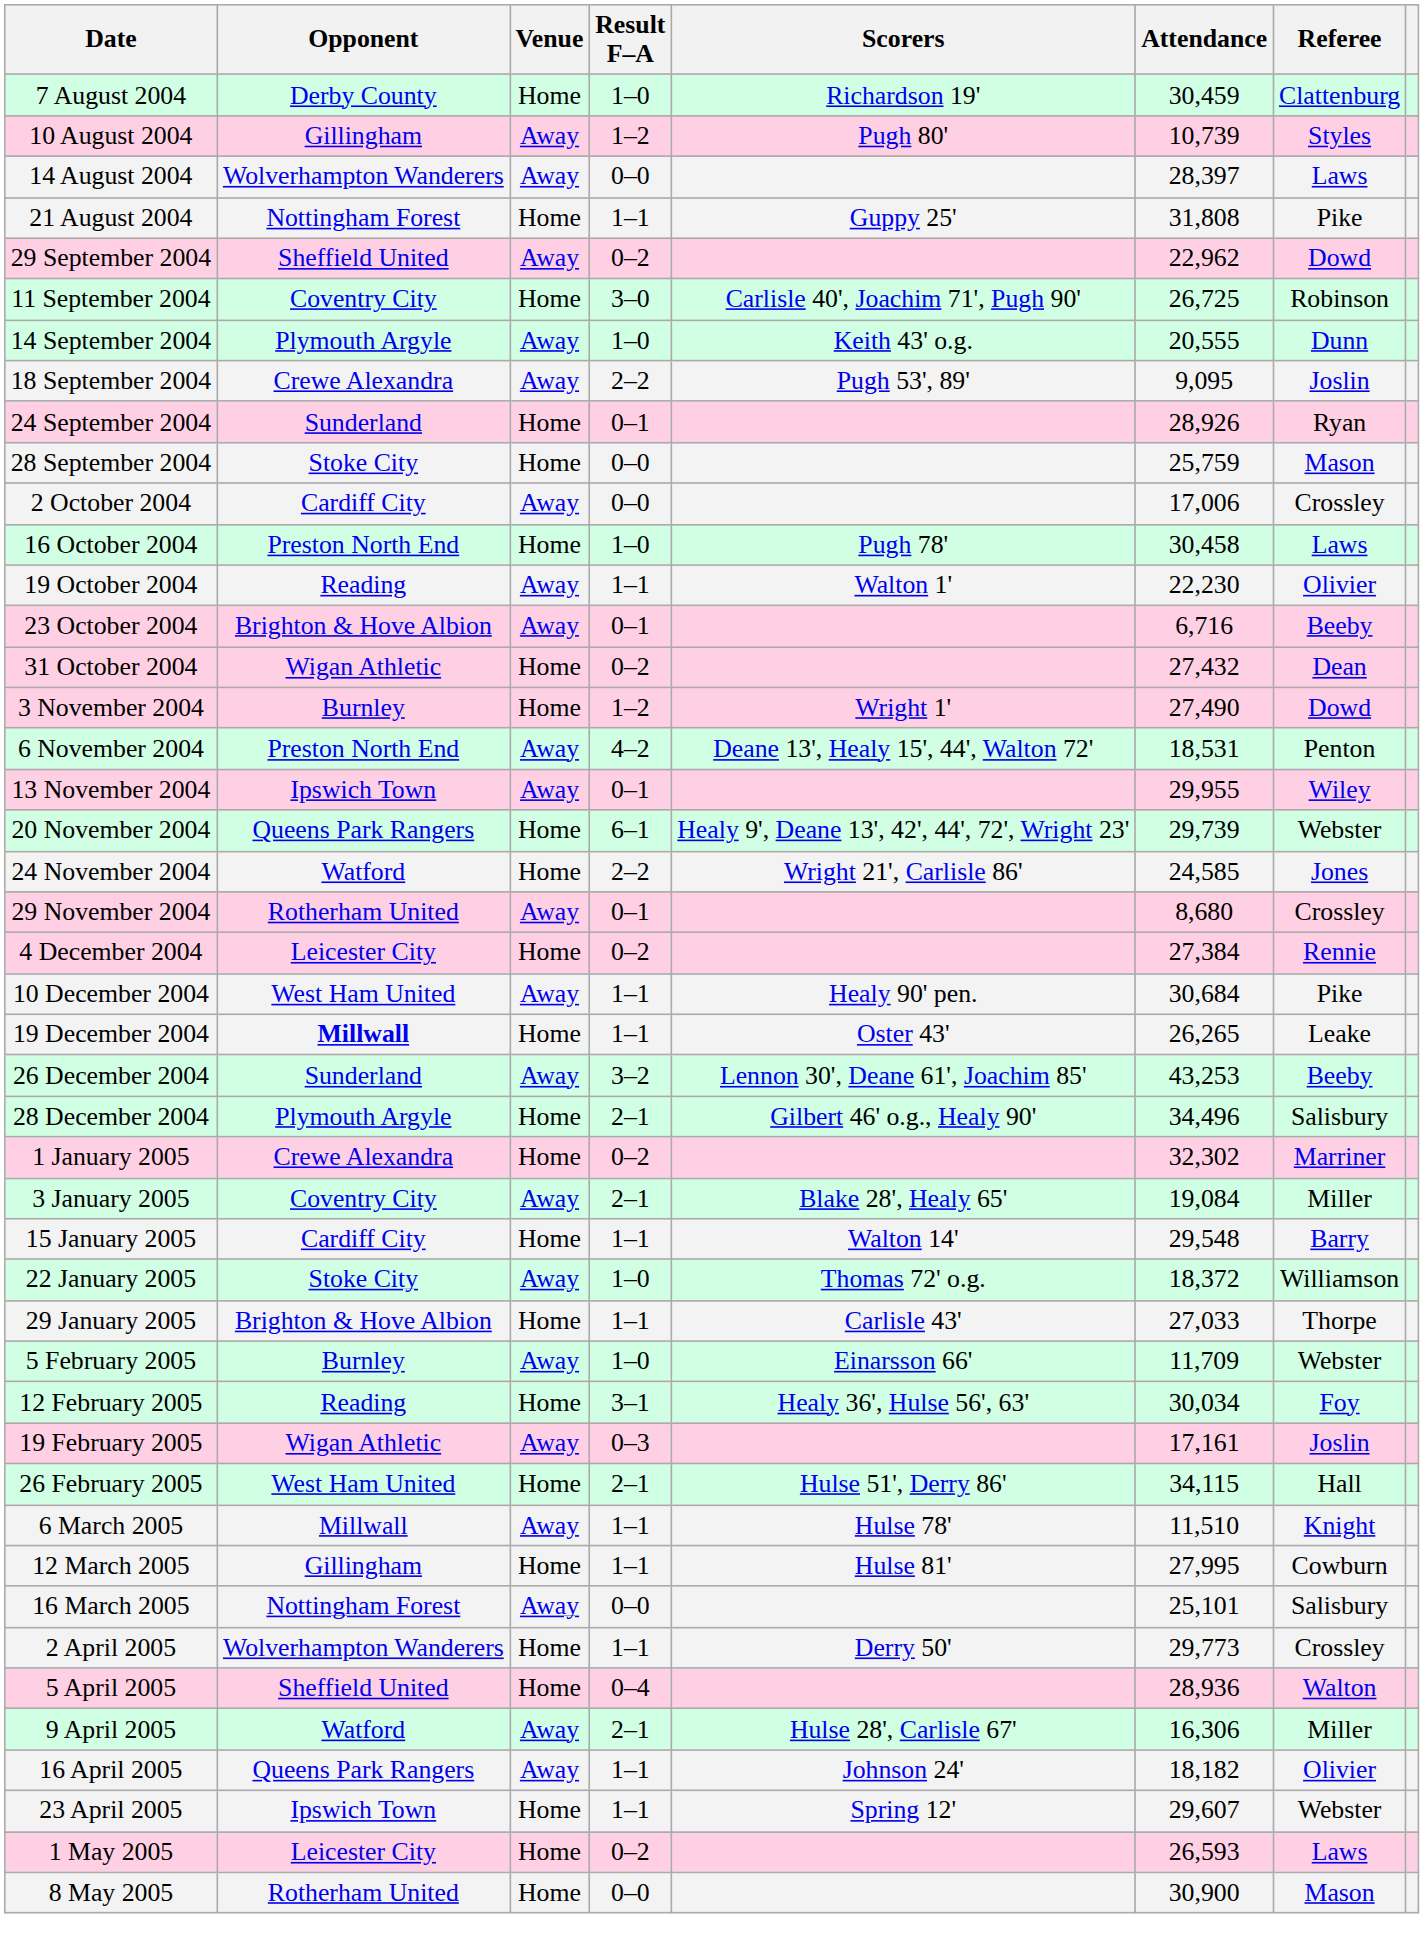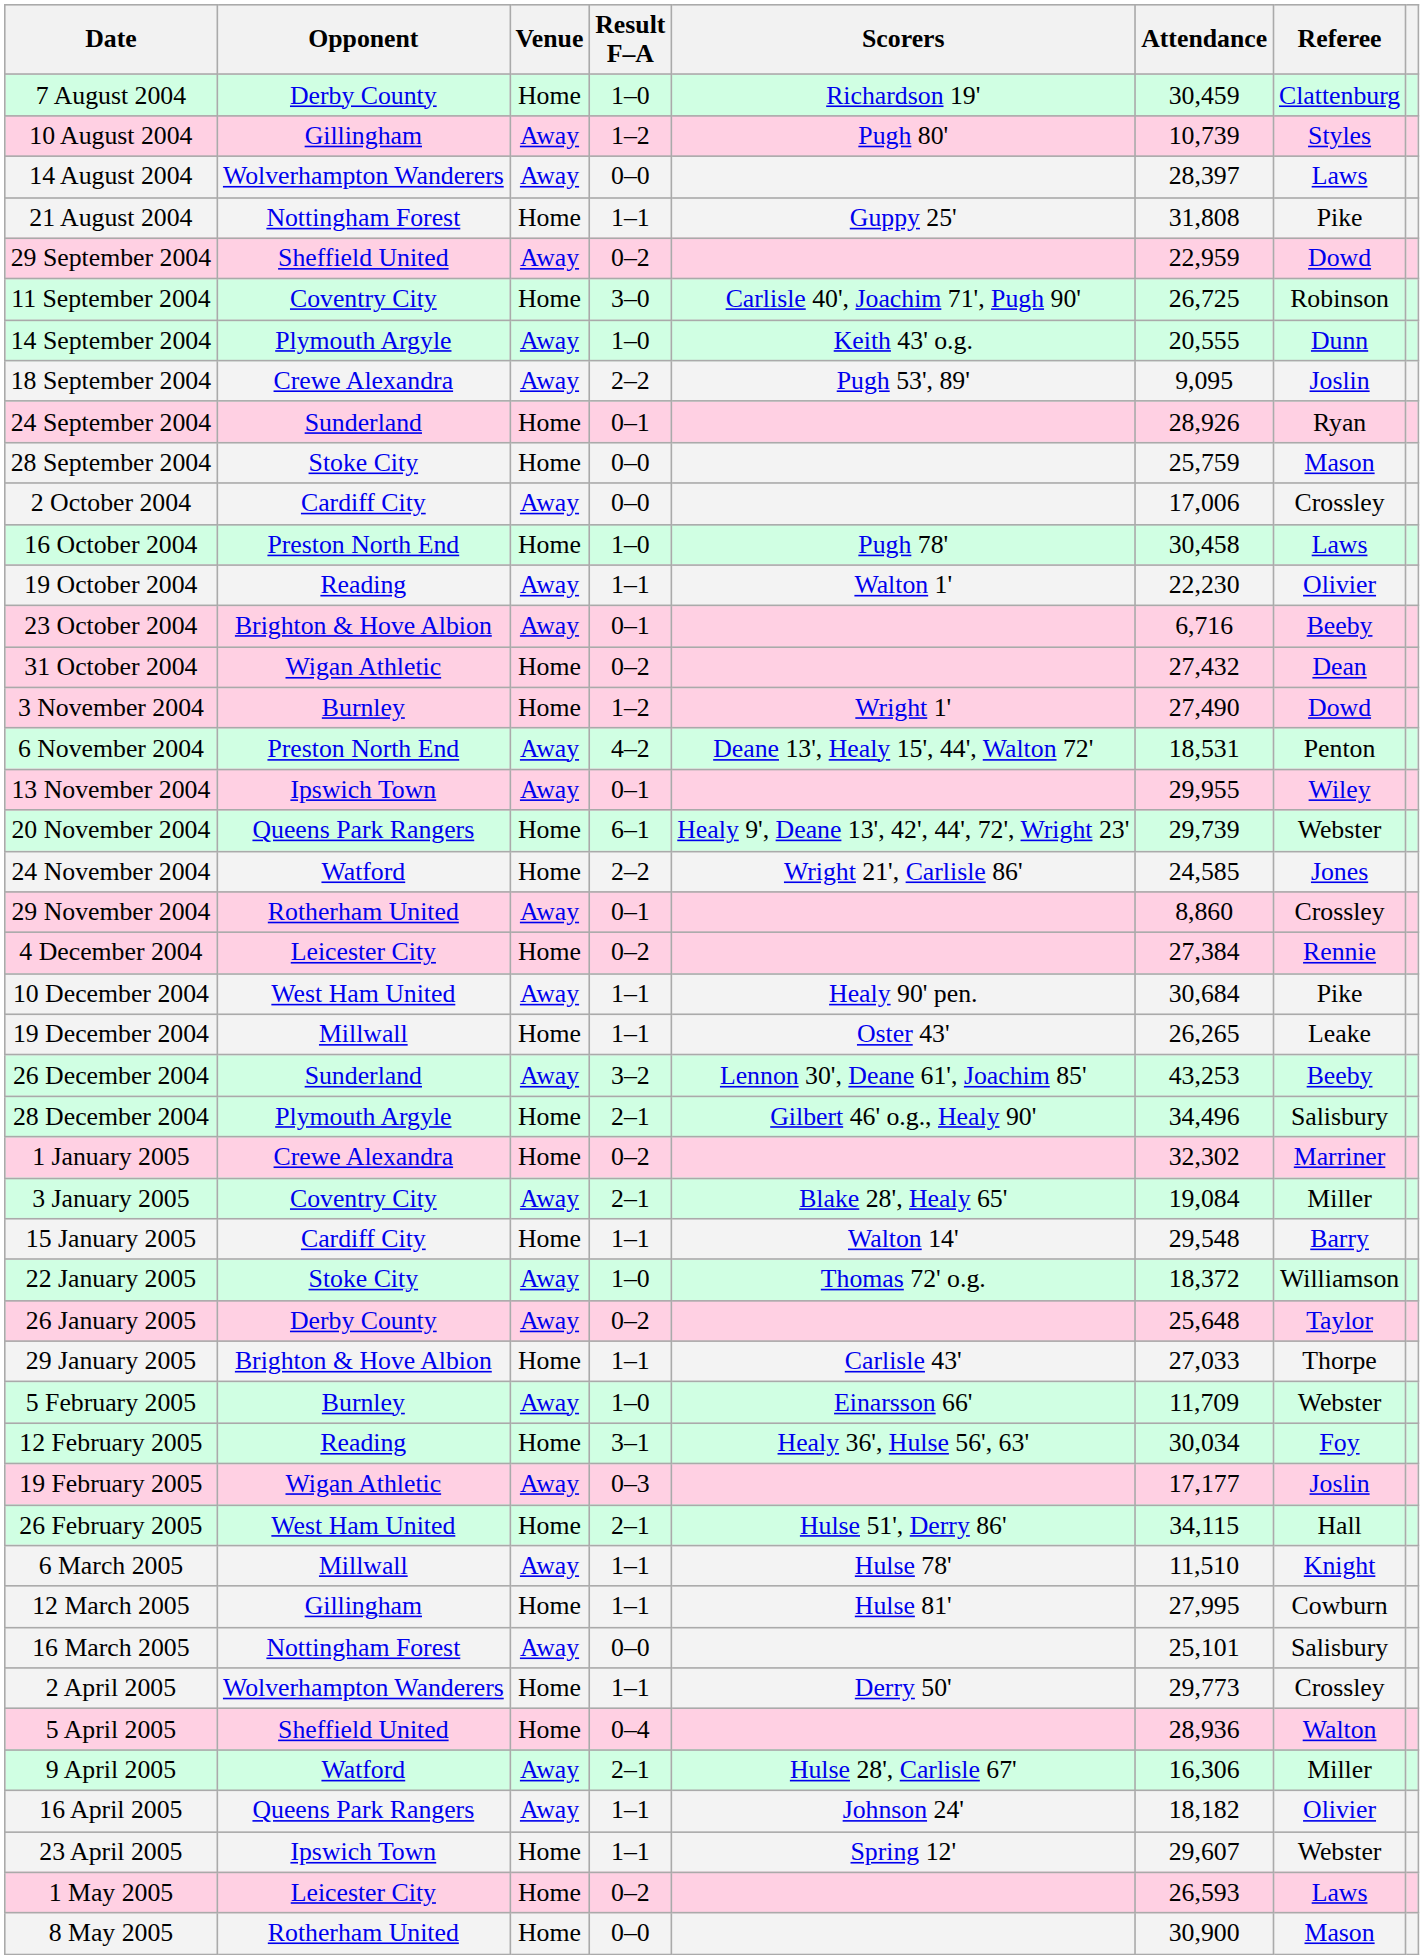(1204, 258) 22,962 -> (1204, 258) 22,959
(1204, 911) 8,680 -> (1204, 911) 8,860
(363, 1034) bold -> (363, 1034) normal
+ row: (111, 1320)
(1204, 1442) 17,161 -> (1204, 1483) 17,177
